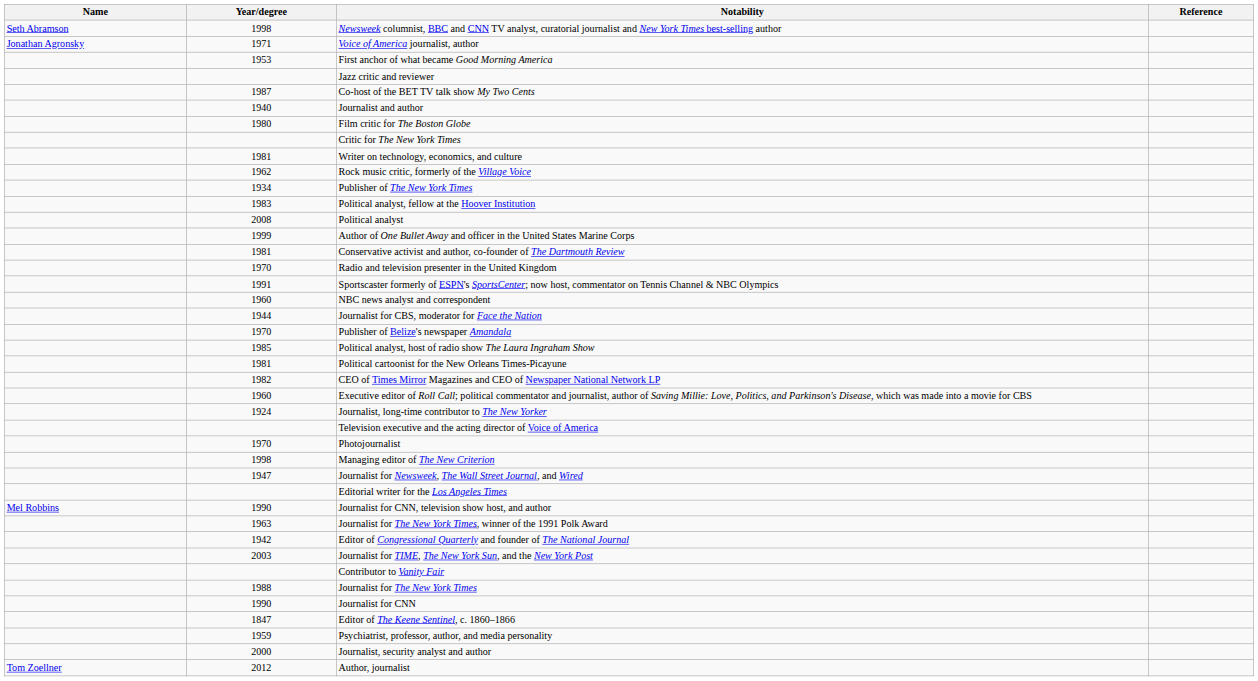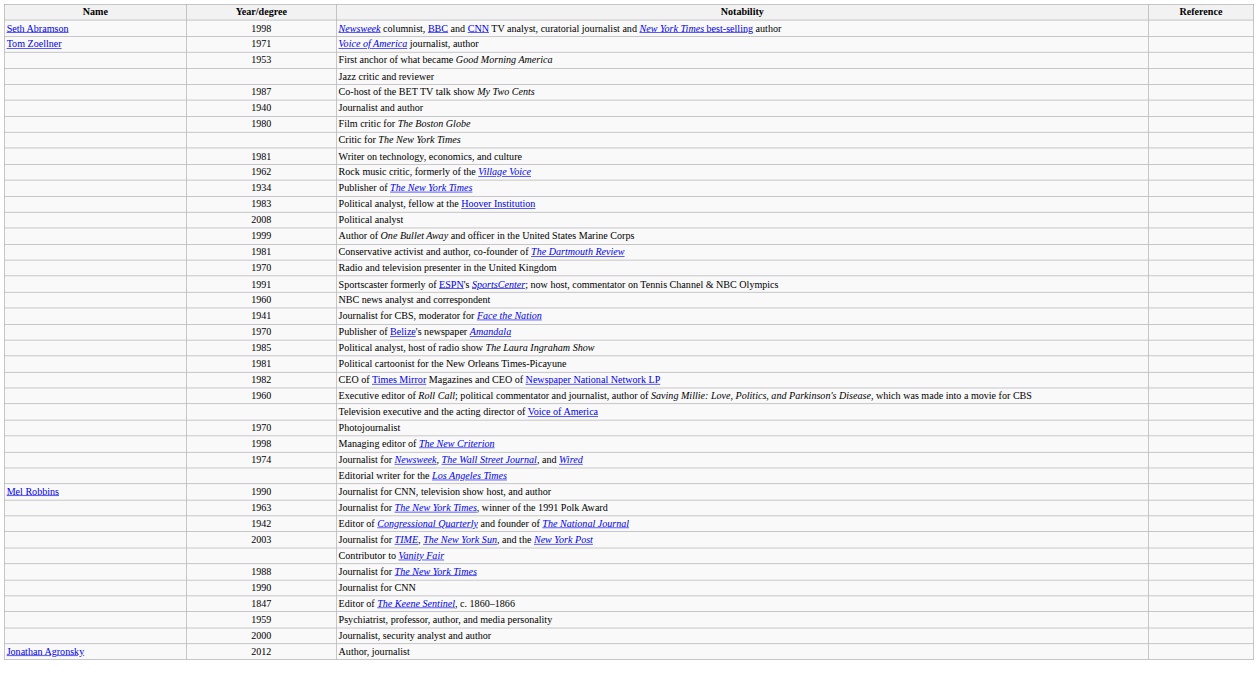(45, 44) Jonathan Agronsky -> (34, 44) Tom Zoellner
(261, 316) 1944 -> (261, 316) 1941
- row: (443, 412)
(261, 476) 1947 -> (261, 460) 1974
(34, 667) Tom Zoellner -> (45, 651) Jonathan Agronsky
